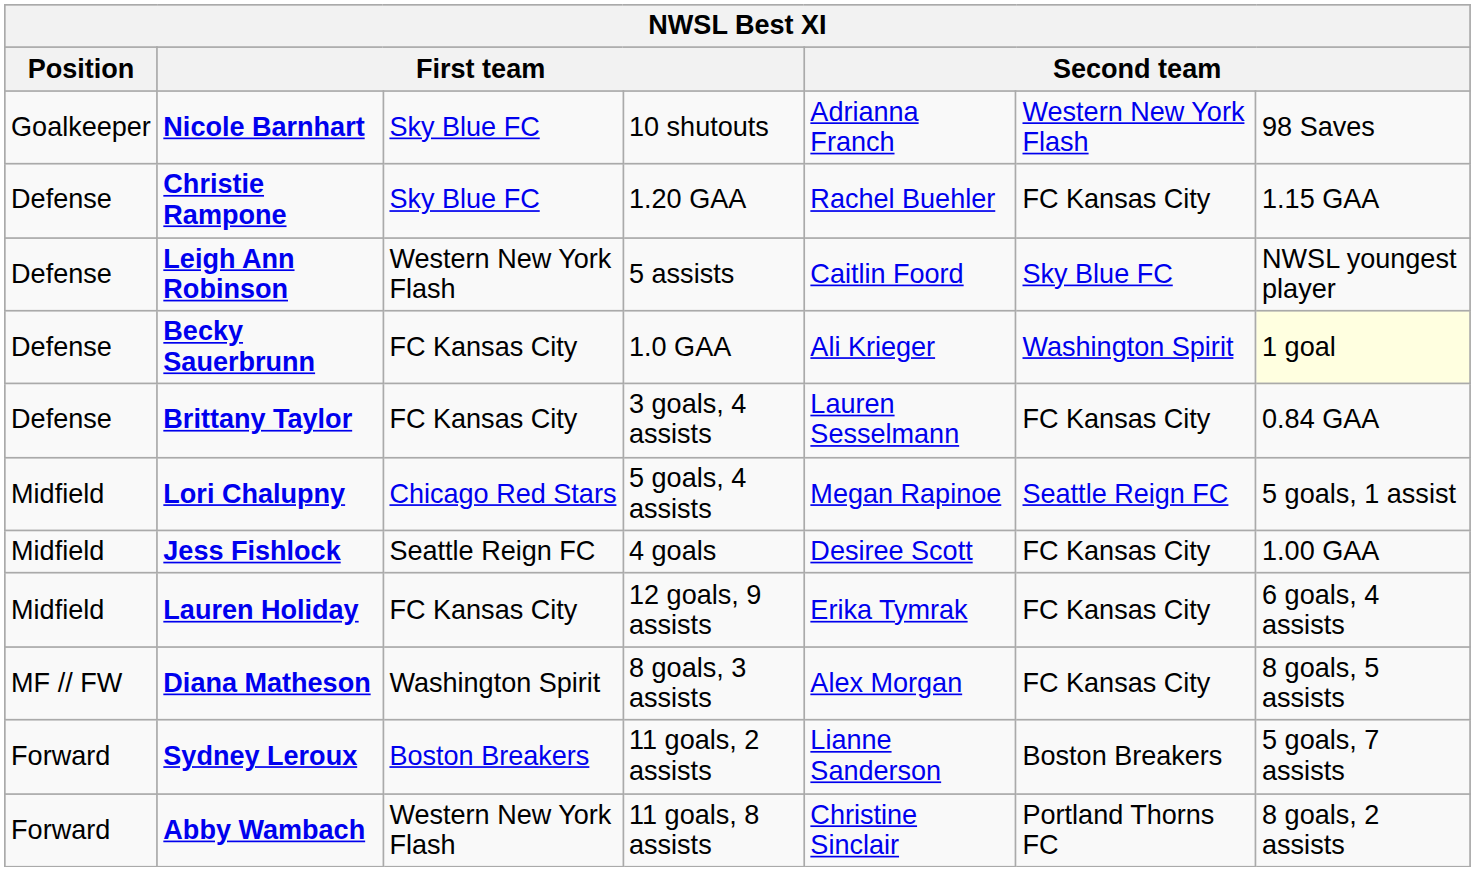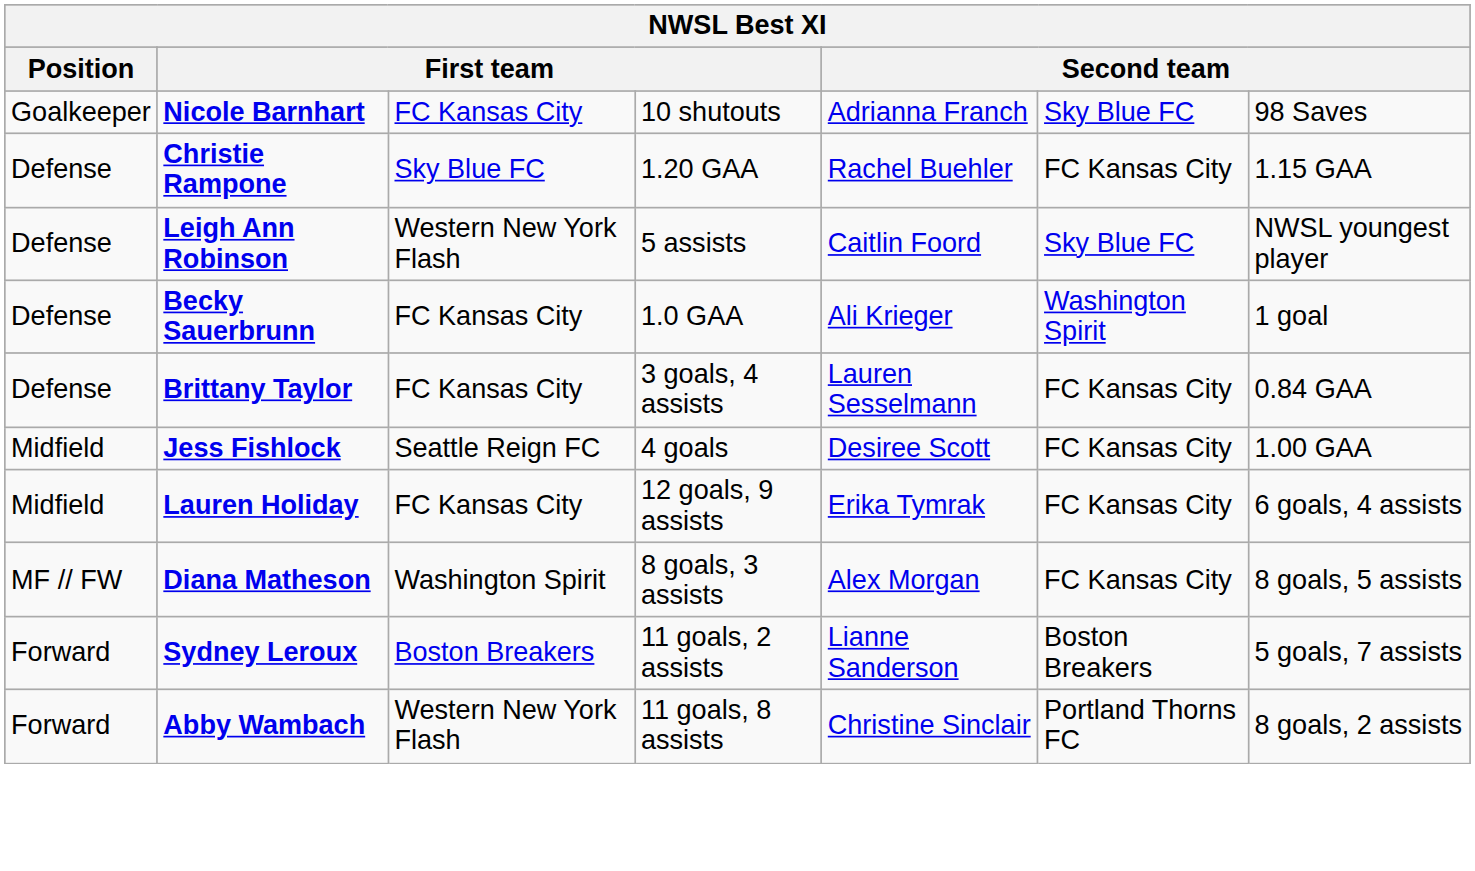(465, 126) Sky Blue FC -> (488, 111) FC Kansas City
(1133, 126) Western New York Flash -> (1119, 111) Sky Blue FC
(1299, 346) lightyellow background -> (1291, 316) no background
- row: (254, 493)
